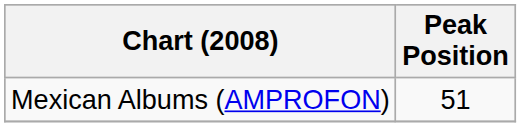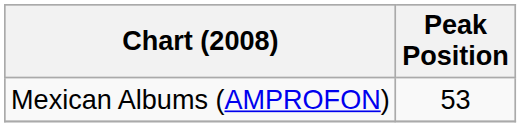(456, 99) 51 -> (456, 99) 53
